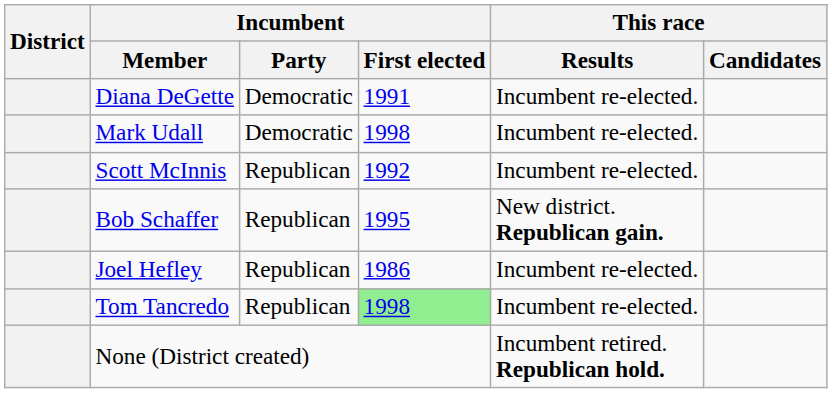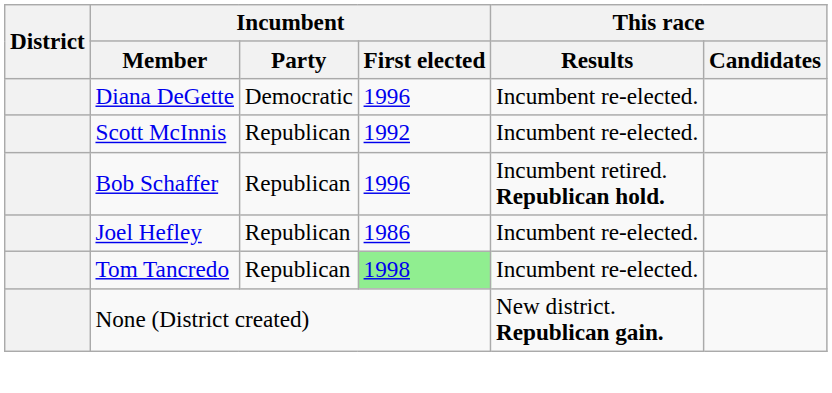(387, 96) 1991 -> (387, 96) 1996
- row: (149, 133)
(387, 219) 1995 -> (387, 183) 1996
(580, 219) New district. Republican gain. -> (582, 183) Incumbent retired. Republican hold.
(582, 356) Incumbent retired. Republican hold. -> (580, 319) New district. Republican gain.
